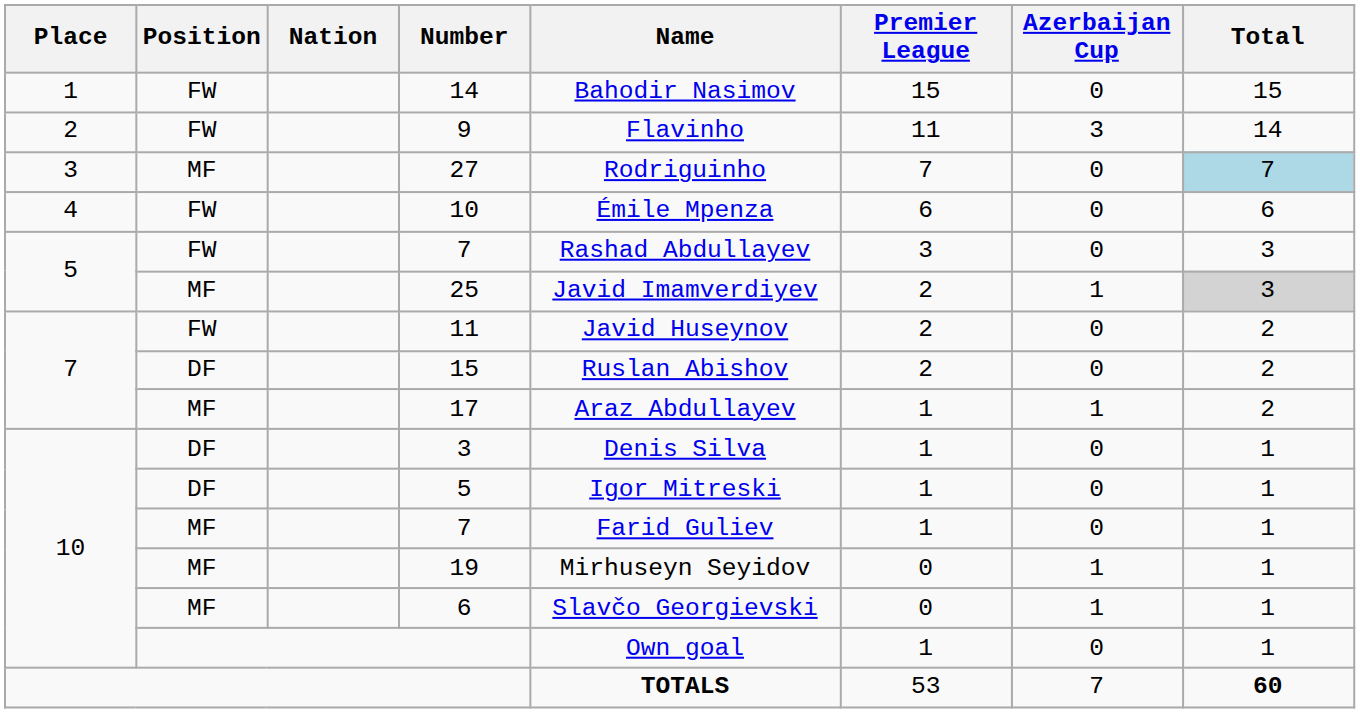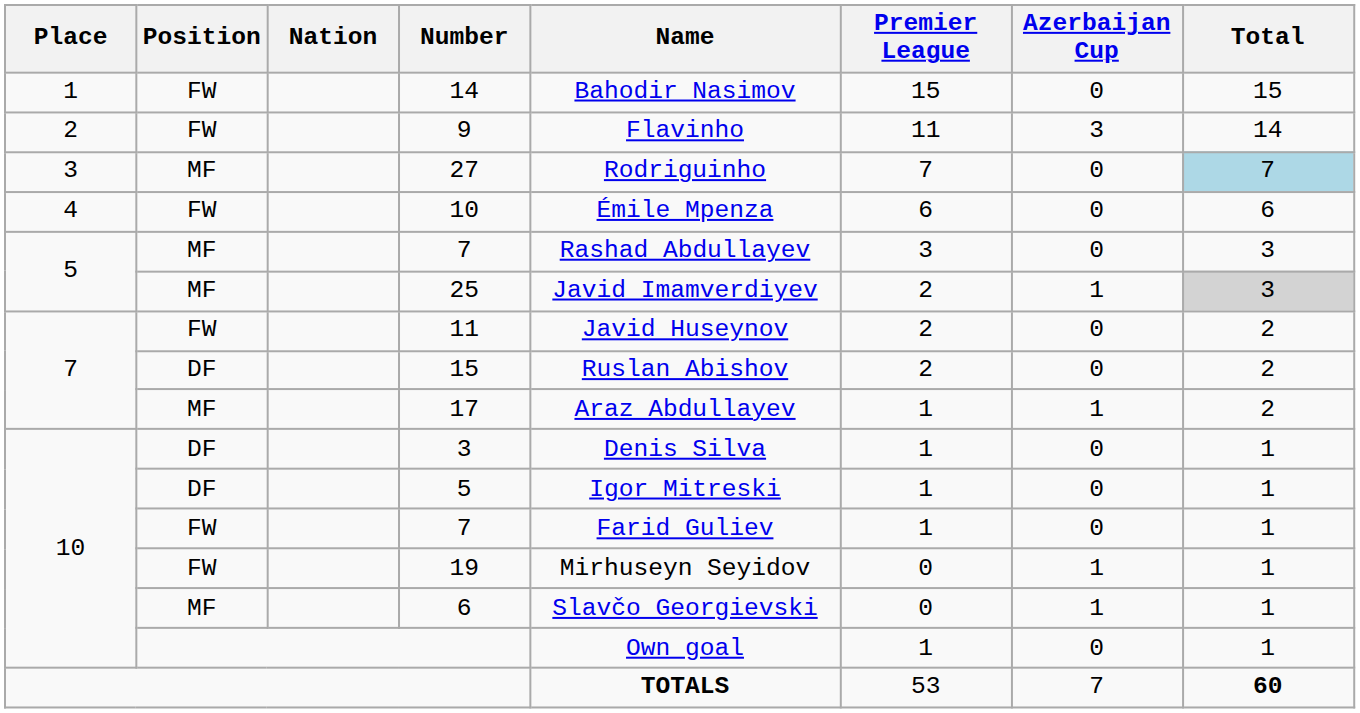(202, 251) FW -> (202, 251) MF
(202, 529) MF -> (202, 529) FW
(202, 569) MF -> (202, 569) FW
